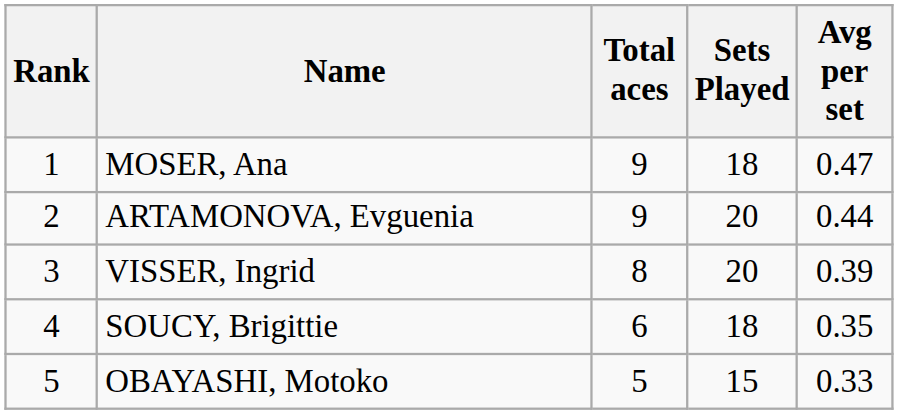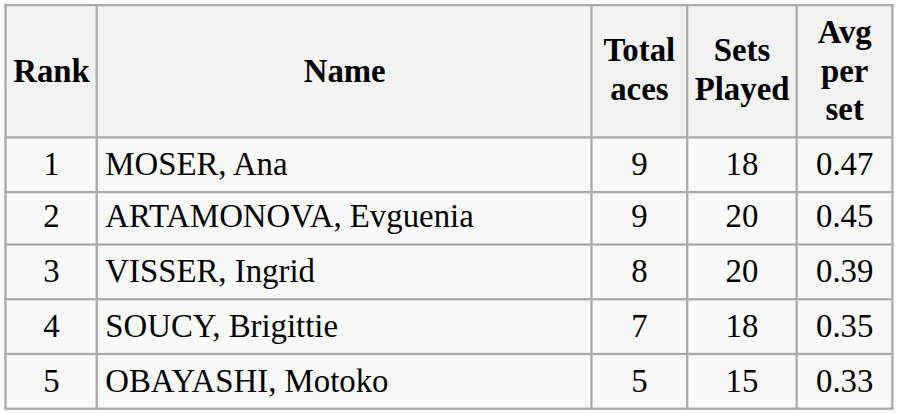(845, 217) 0.44 -> (845, 217) 0.45
(639, 325) 6 -> (639, 325) 7
